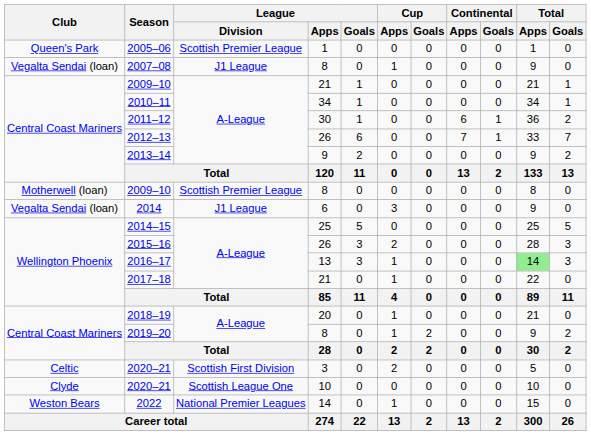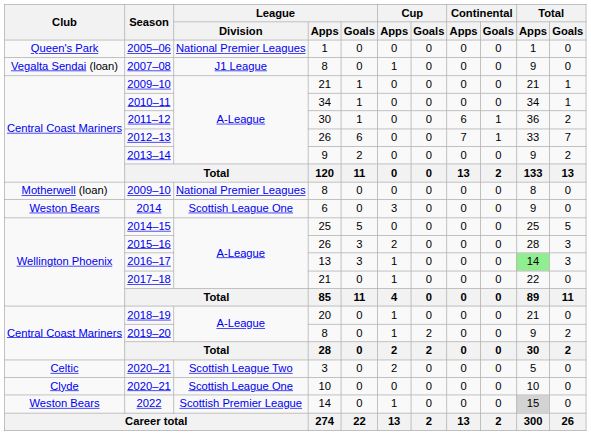(241, 48) Scottish Premier League -> (241, 48) National Premier Leagues
(241, 191) Scottish Premier League -> (241, 191) National Premier Leagues
(65, 208) Vegalta Sendai (loan) -> (65, 208) Weston Bears
(241, 208) J1 League -> (241, 208) Scottish League One
(241, 368) Scottish First Division -> (241, 368) Scottish League Two
(241, 404) National Premier Leagues -> (241, 404) Scottish Premier League
(533, 404) no background -> (533, 404) lightgrey background
